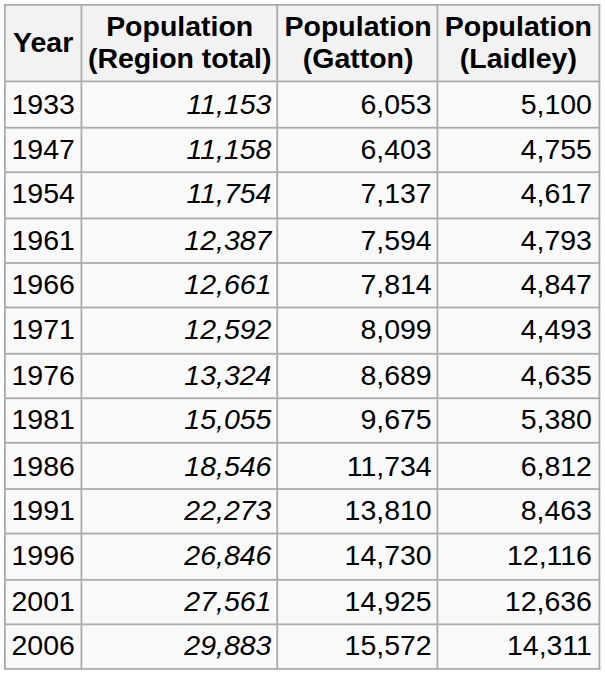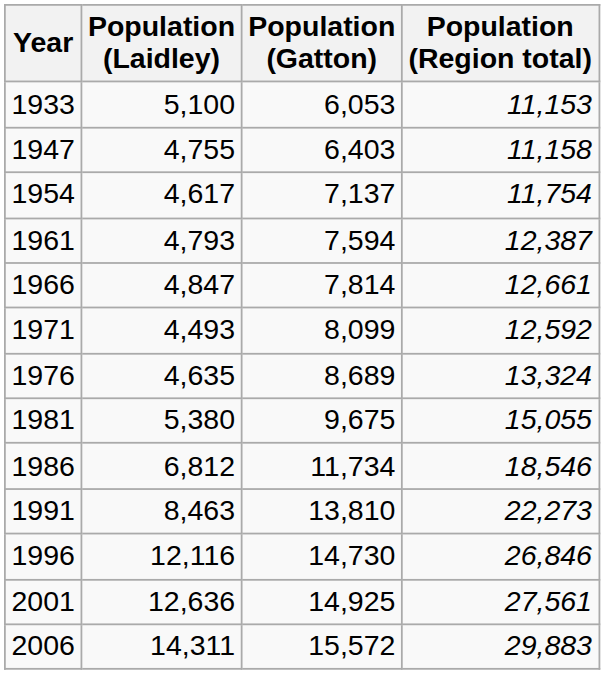columns swapped: (180, 43) <-> (518, 43)
